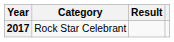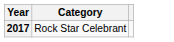- column: (147, 12)
